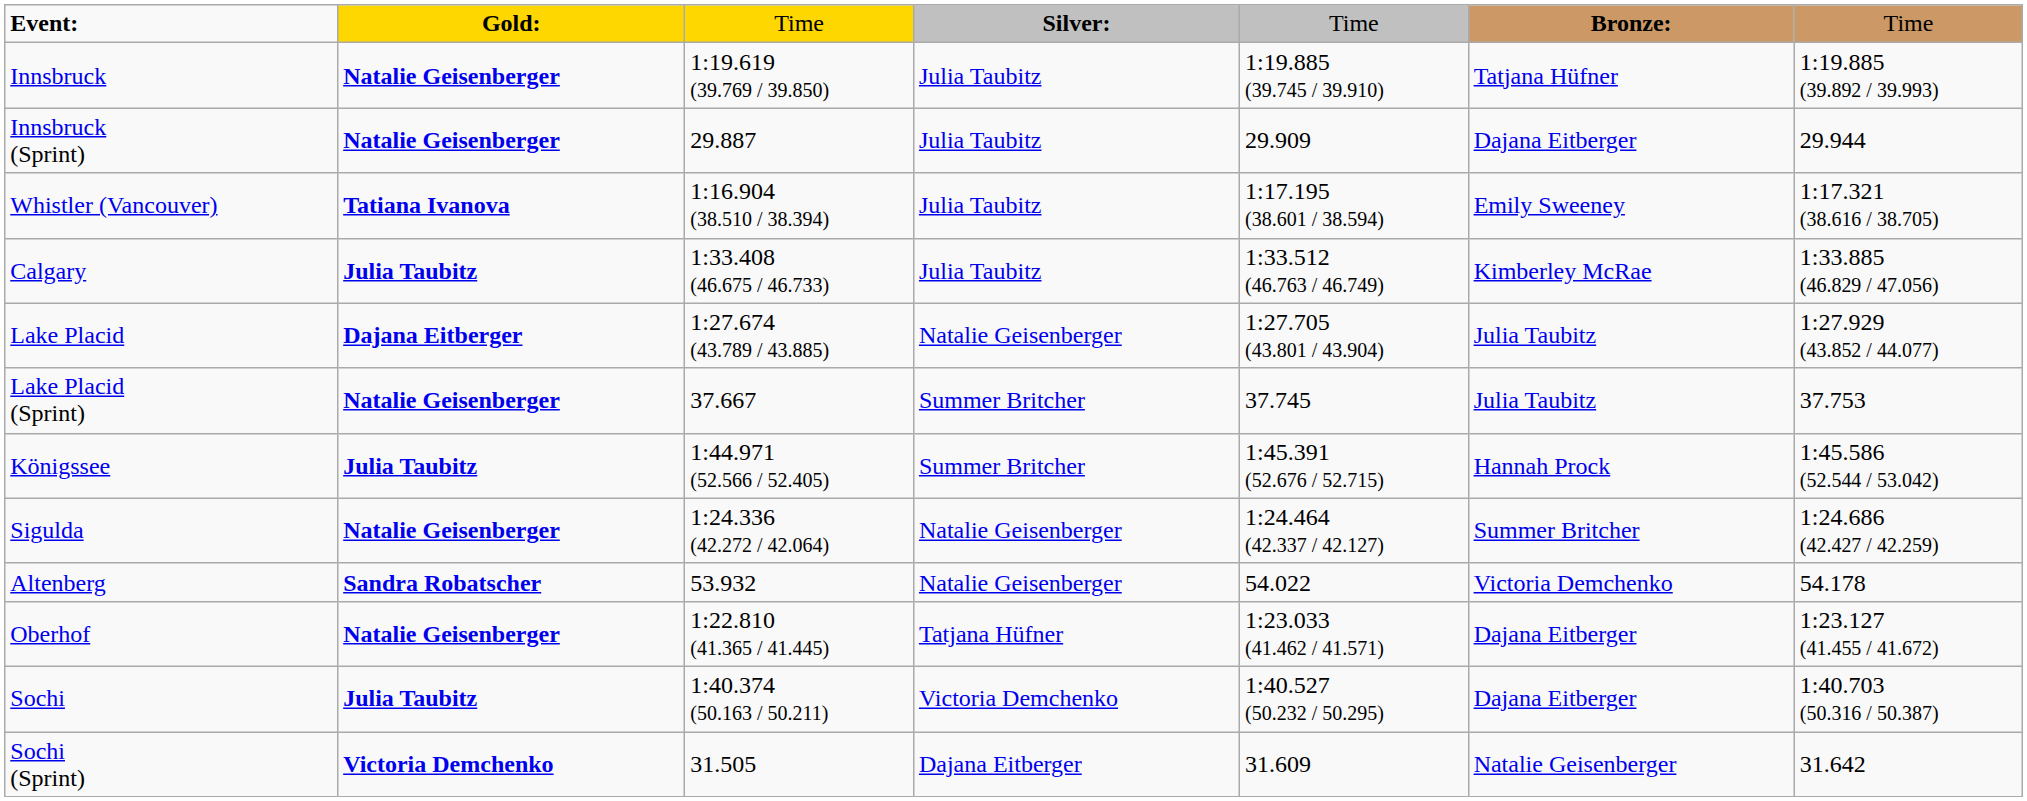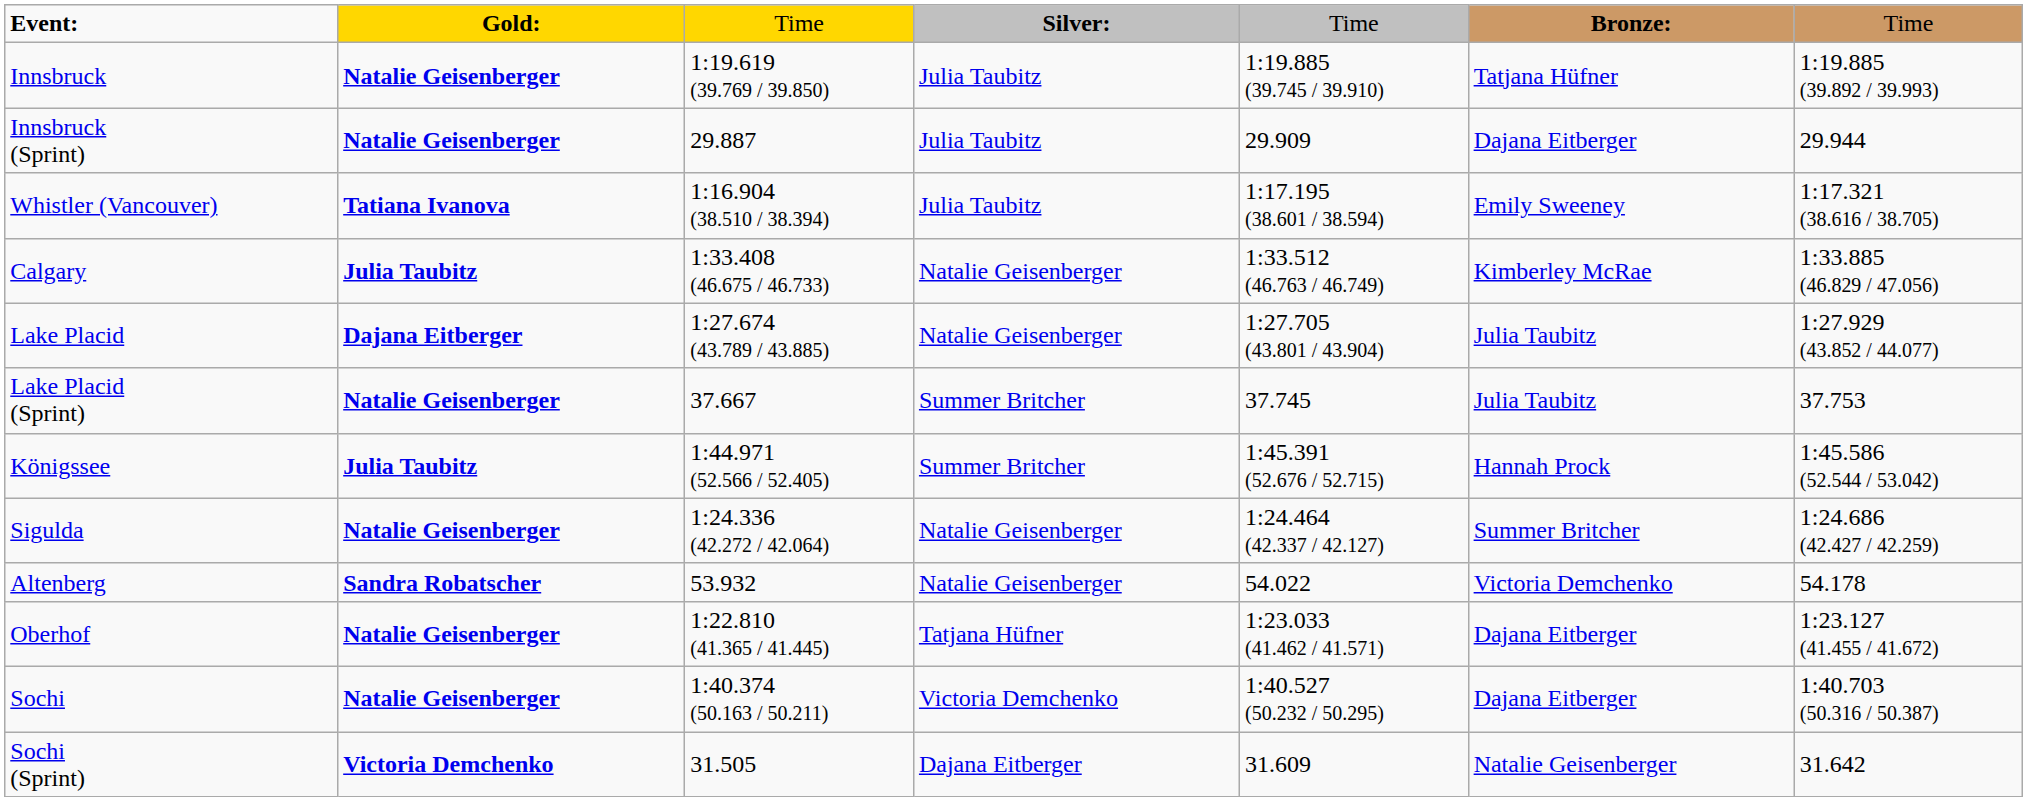(980, 270) Julia Taubitz -> (1020, 270) Natalie Geisenberger
(410, 698) Julia Taubitz -> (451, 698) Natalie Geisenberger
